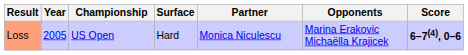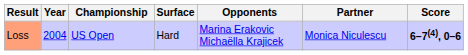columns swapped: (250, 12) <-> (355, 12)
(55, 35) 2005 -> (55, 35) 2004
